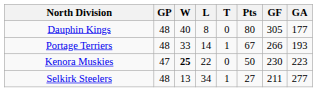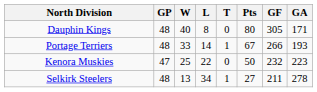(300, 29) 177 -> (300, 29) 171
(185, 62) bold -> (185, 62) normal
(275, 62) 230 -> (275, 62) 232
(300, 78) 277 -> (300, 78) 278
